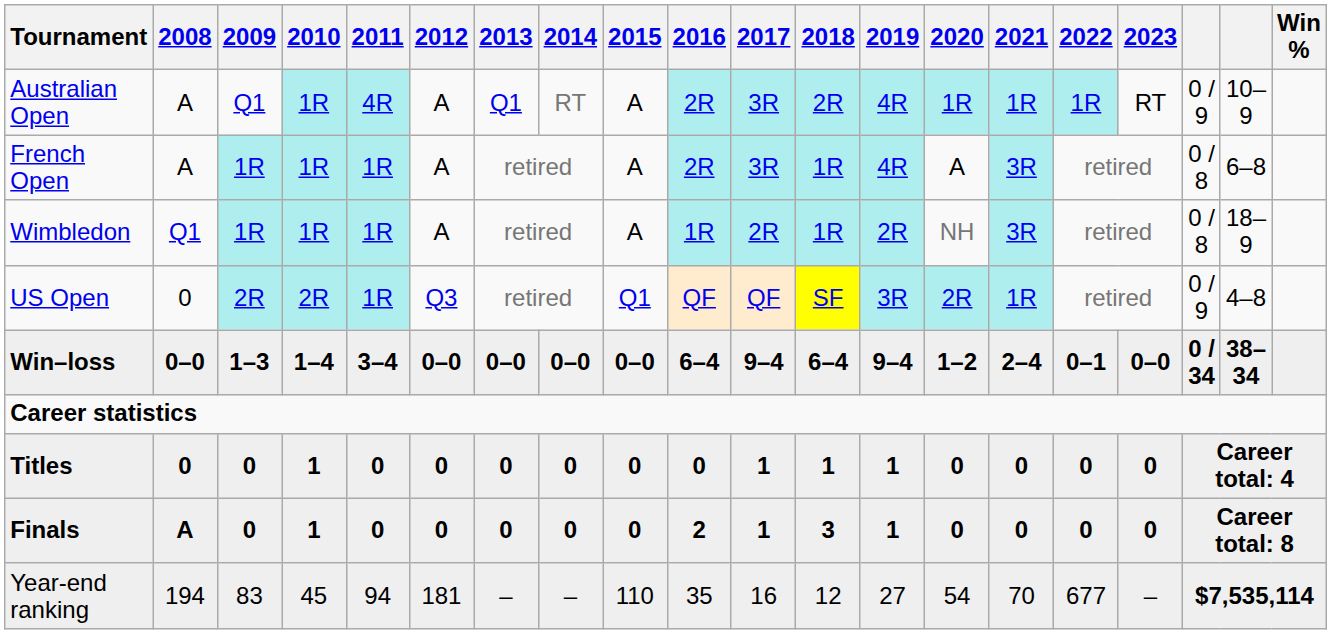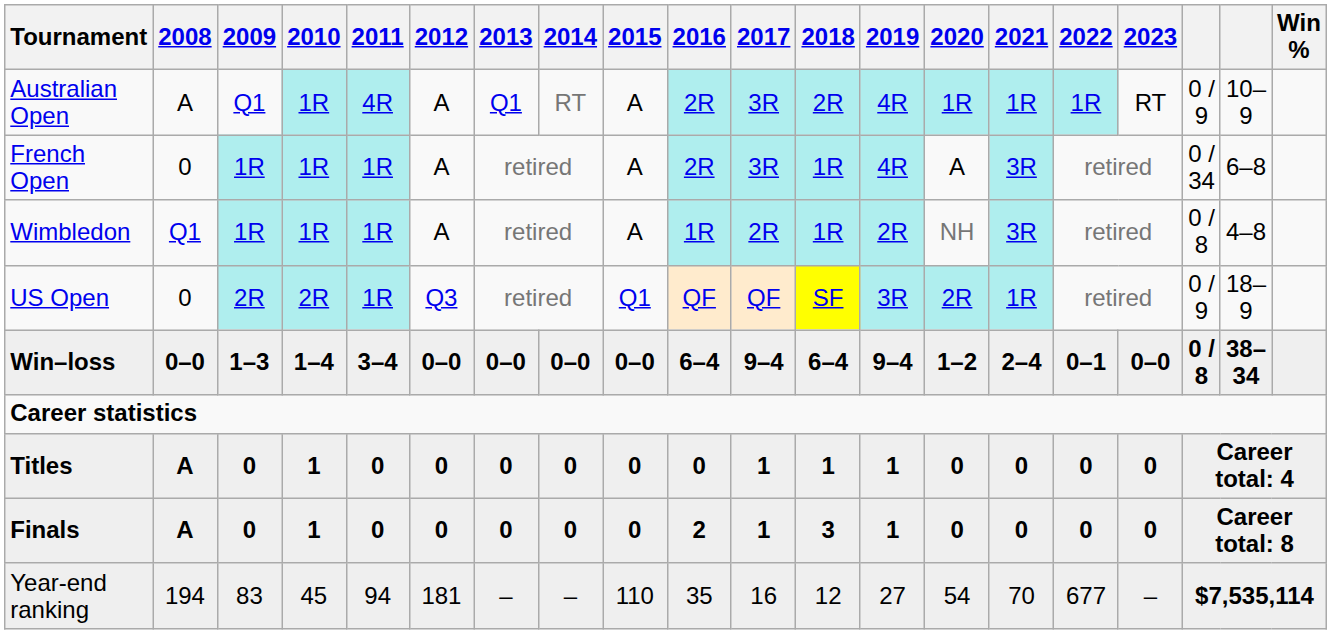(185, 167) A -> (185, 167) 0
(1202, 167) 0 / 8 -> (1202, 167) 0 / 34
(1246, 232) 18–9 -> (1246, 232) 4–8
(1246, 297) 4–8 -> (1246, 297) 18–9
(1202, 362) 0 / 34 -> (1202, 362) 0 / 8
(185, 465) 0 -> (185, 465) A
